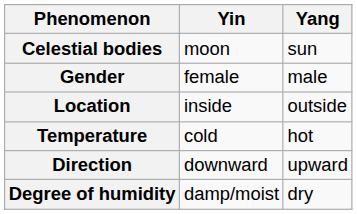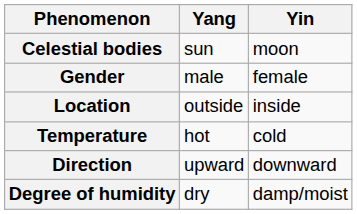columns swapped: (231, 19) <-> (318, 19)
